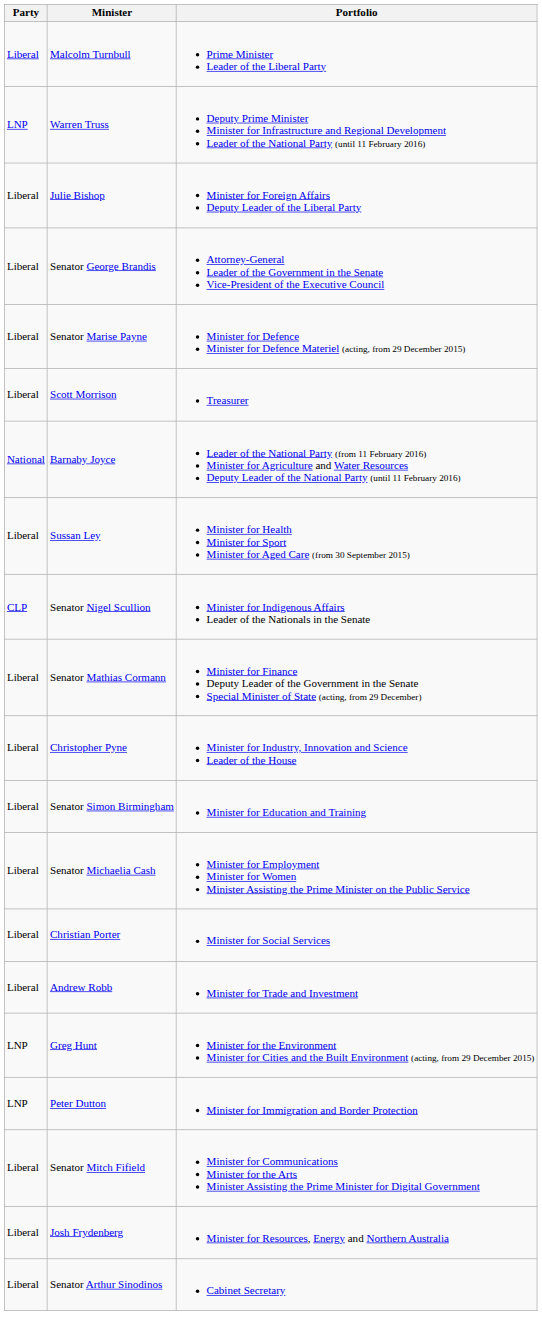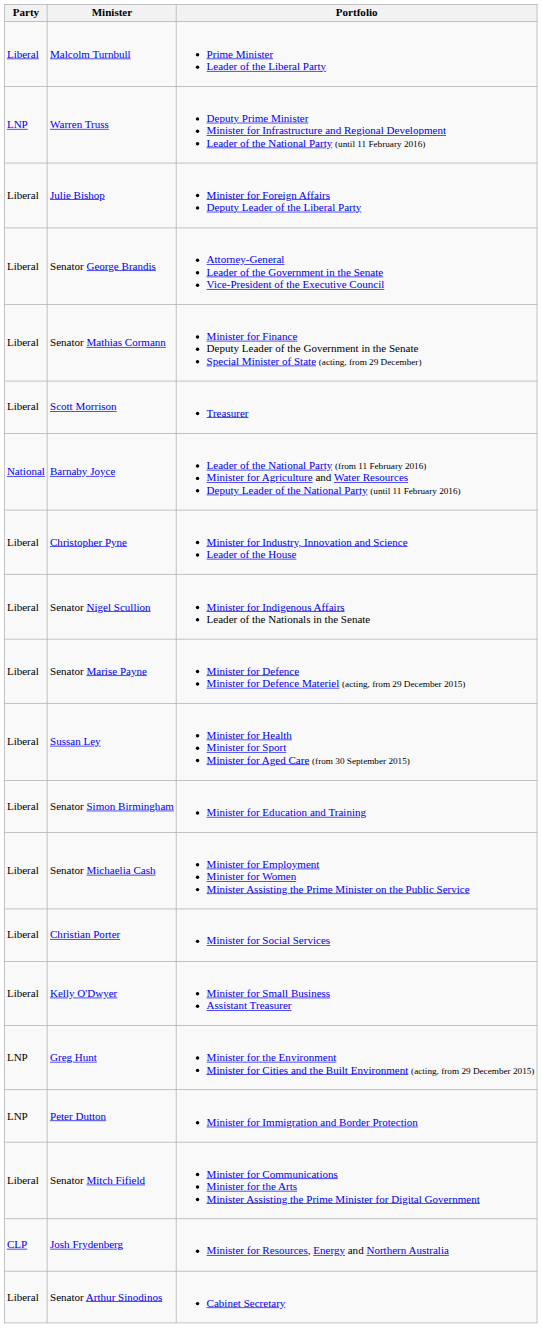rows swapped: (108, 677) <-> (98, 336)
rows swapped: (88, 748) <-> (75, 536)
(17, 606) CLP -> (23, 606) Liberal
+ row: (84, 993)
- row: (81, 987)
(23, 1232) Liberal -> (17, 1244) CLP
